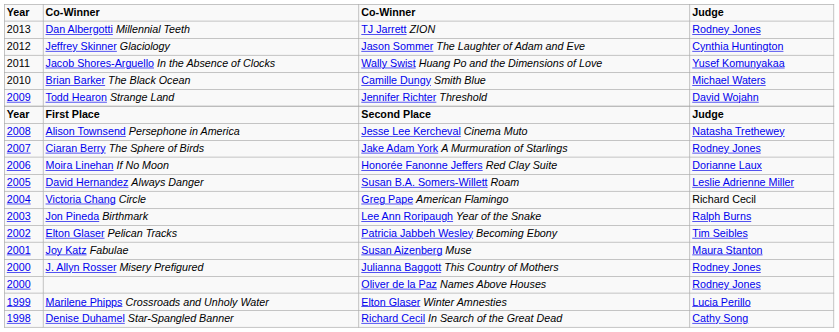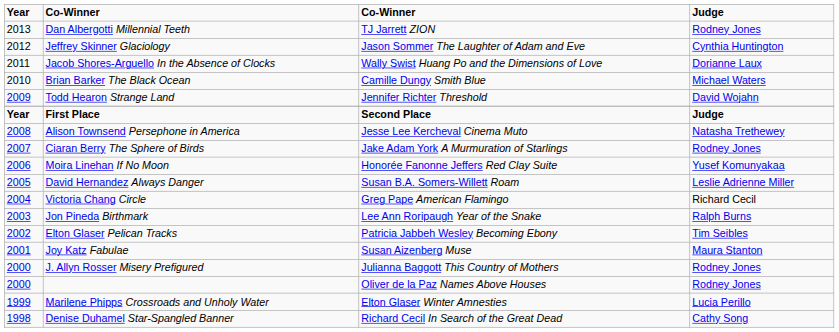(738, 64) Yusef Komunyakaa -> (727, 64) Dorianne Laux
(727, 166) Dorianne Laux -> (738, 166) Yusef Komunyakaa
